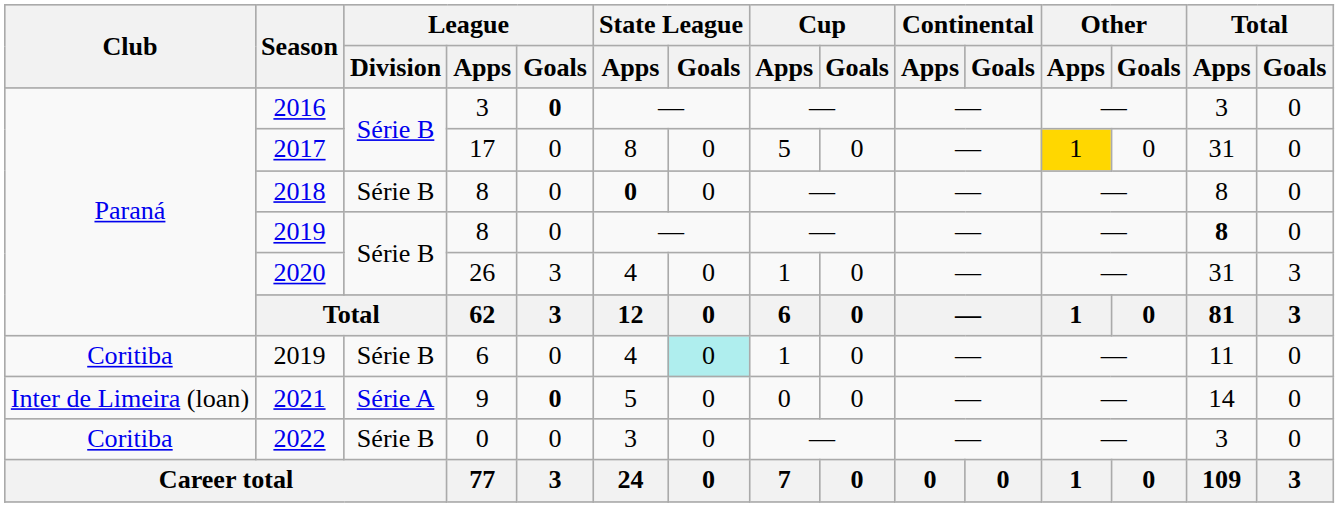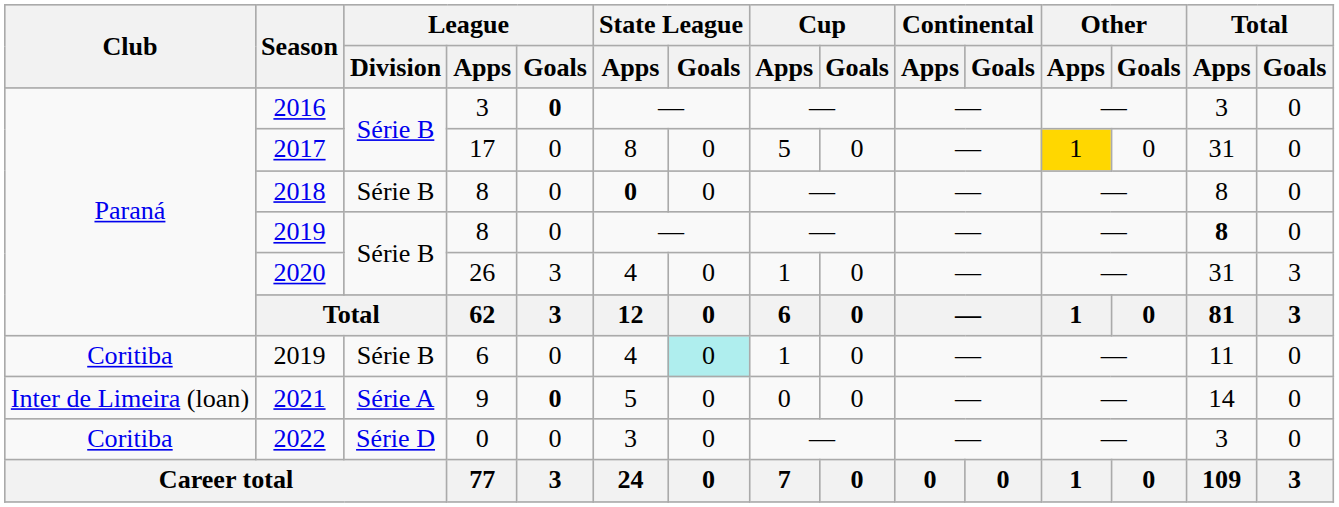(396, 438) Série B -> (396, 438) Série D
